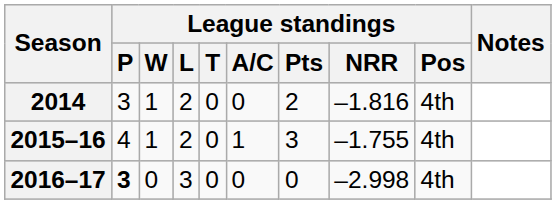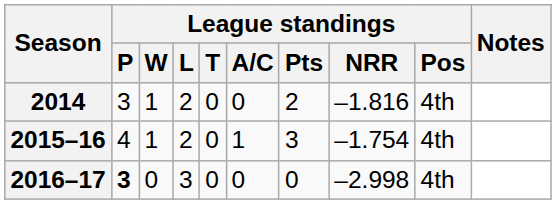(372, 140) –1.755 -> (372, 140) –1.754
